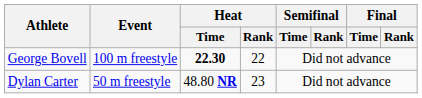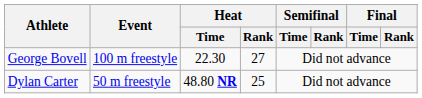(210, 59) bold -> (210, 59) normal
(258, 59) 22 -> (258, 59) 27
(258, 81) 23 -> (258, 81) 25
